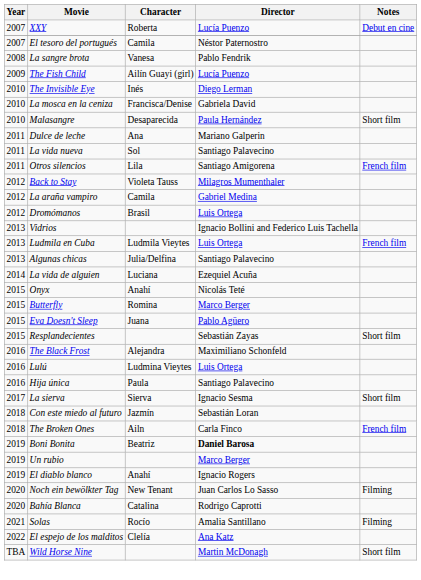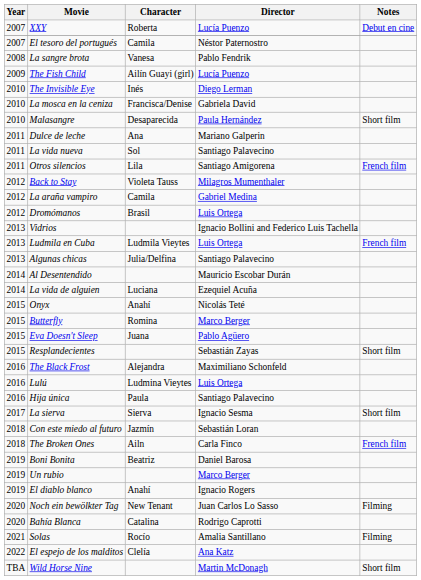+ row: (61, 275)
(226, 444) bold -> (225, 460) normal
